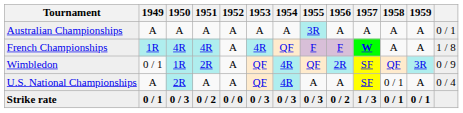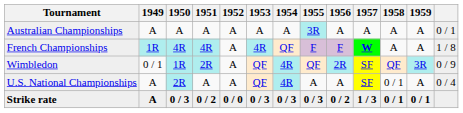(153, 99) 0 / 1 -> (153, 99) A
